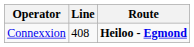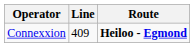(80, 33) 408 -> (80, 33) 409
